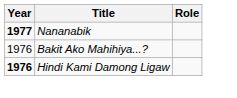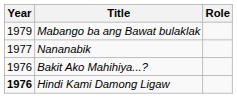+ row: (119, 31)
(19, 31) bold -> (19, 49) normal
